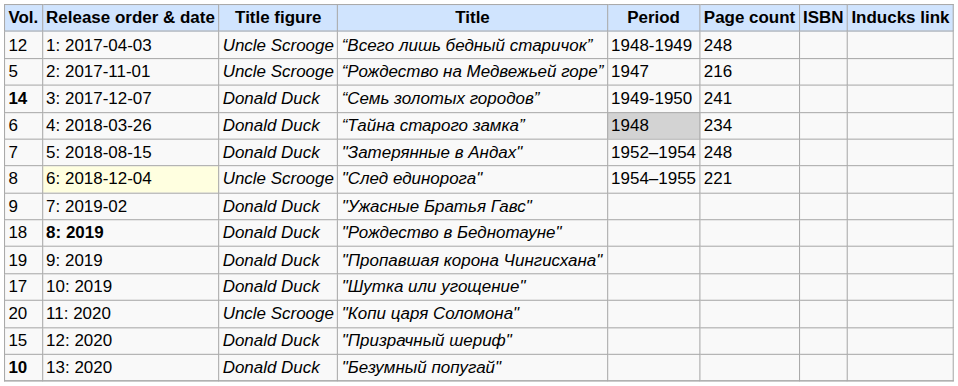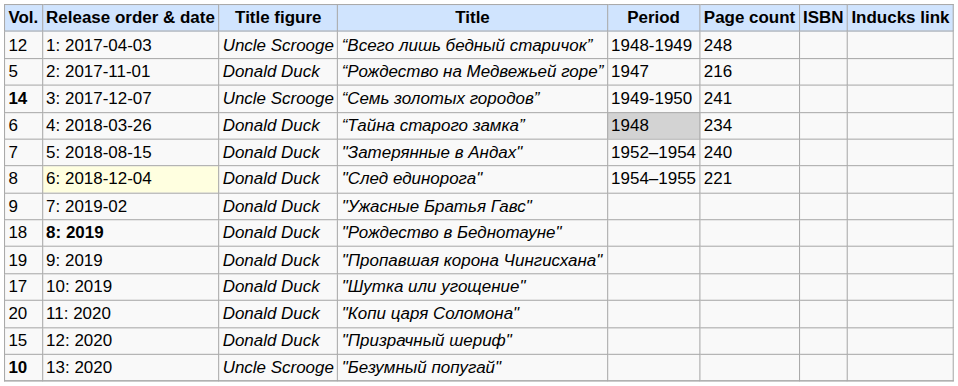(278, 71) Uncle Scrooge -> (271, 71) Donald Duck
(271, 98) Donald Duck -> (278, 98) Uncle Scrooge
(718, 152) 248 -> (718, 152) 240
(278, 179) Uncle Scrooge -> (271, 179) Donald Duck
(278, 313) Uncle Scrooge -> (271, 313) Donald Duck
(271, 367) Donald Duck -> (278, 367) Uncle Scrooge
